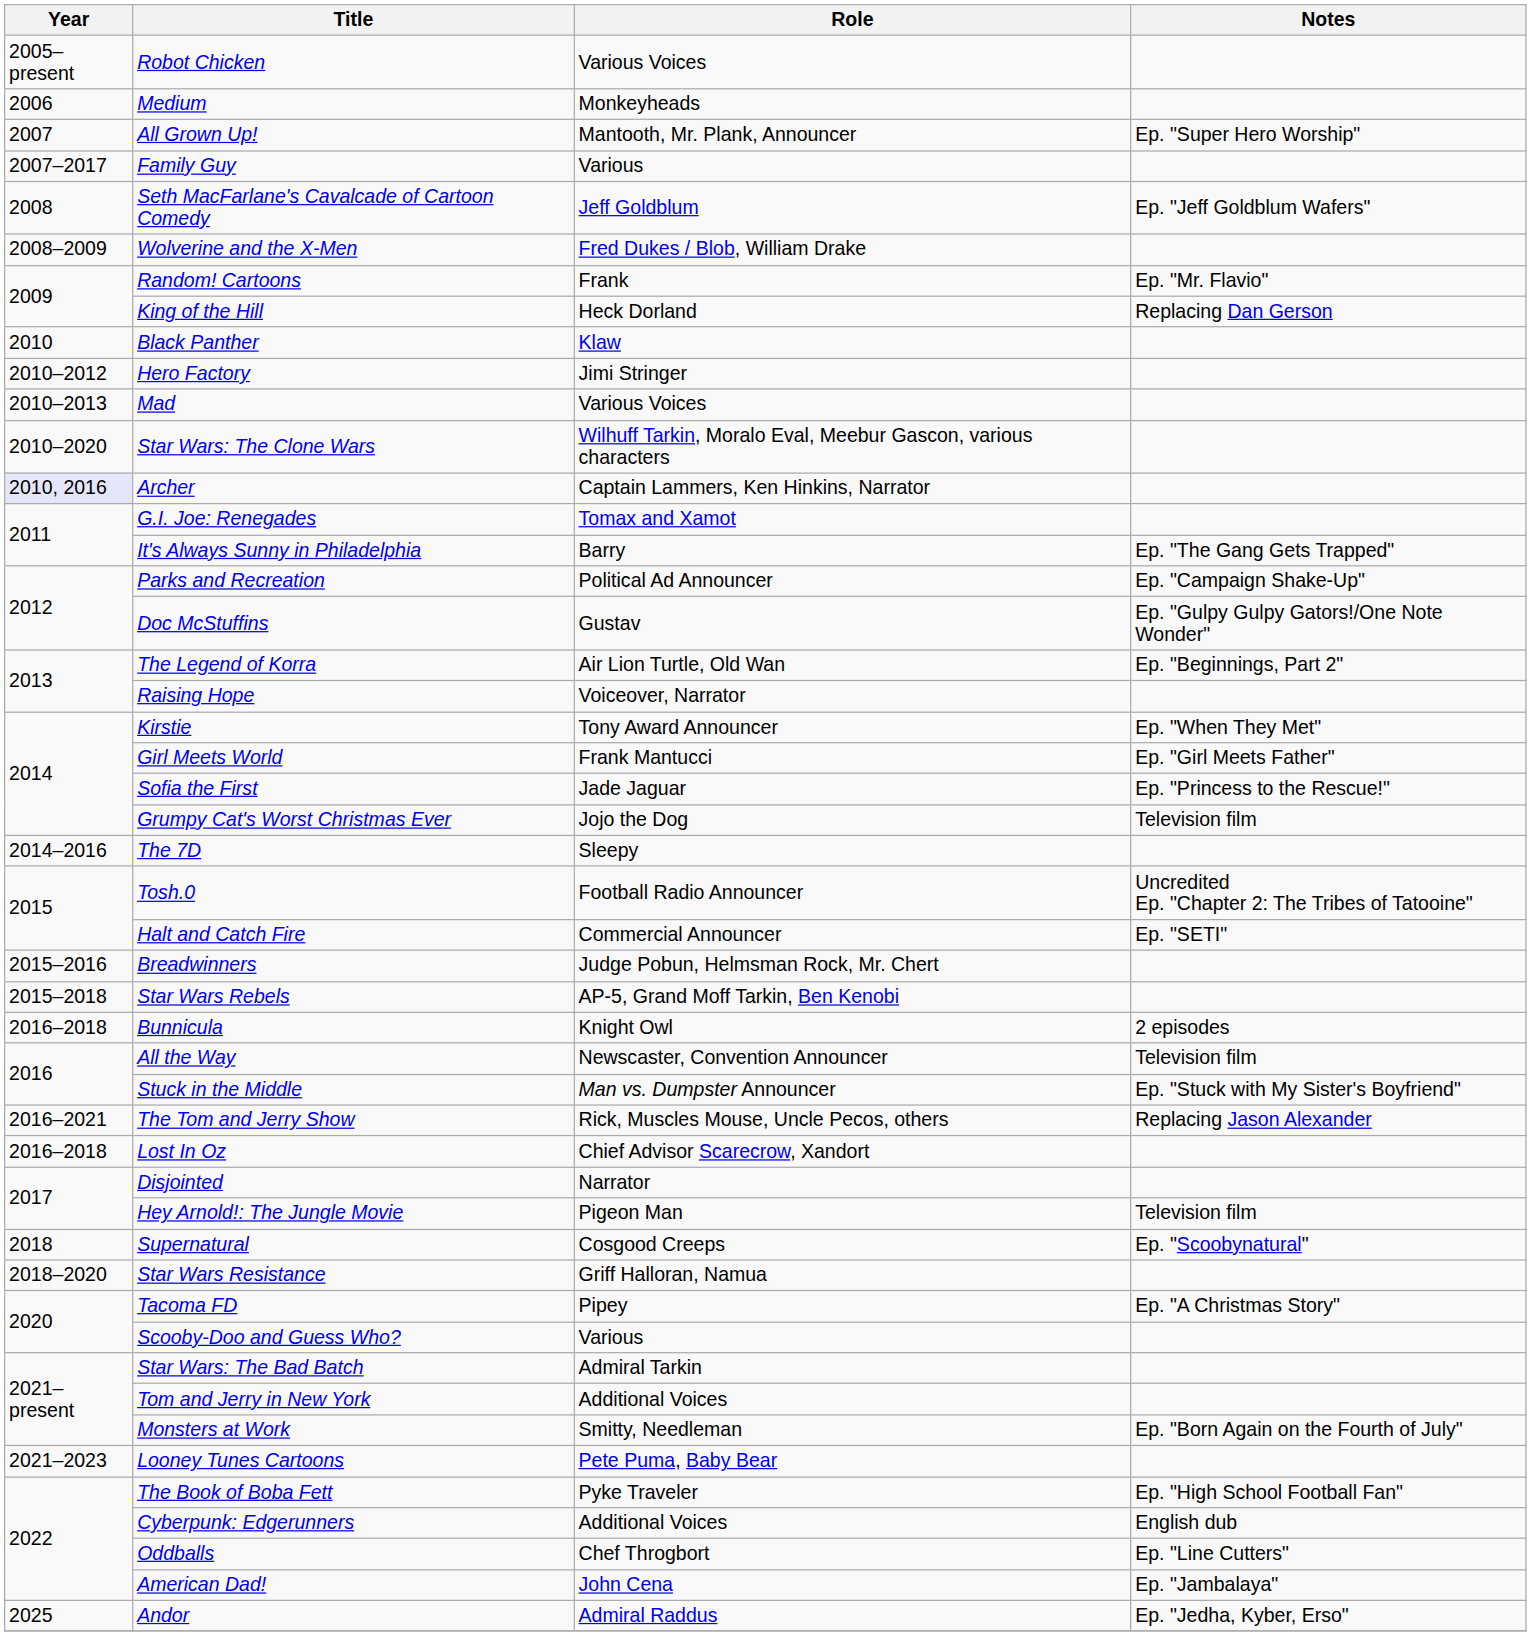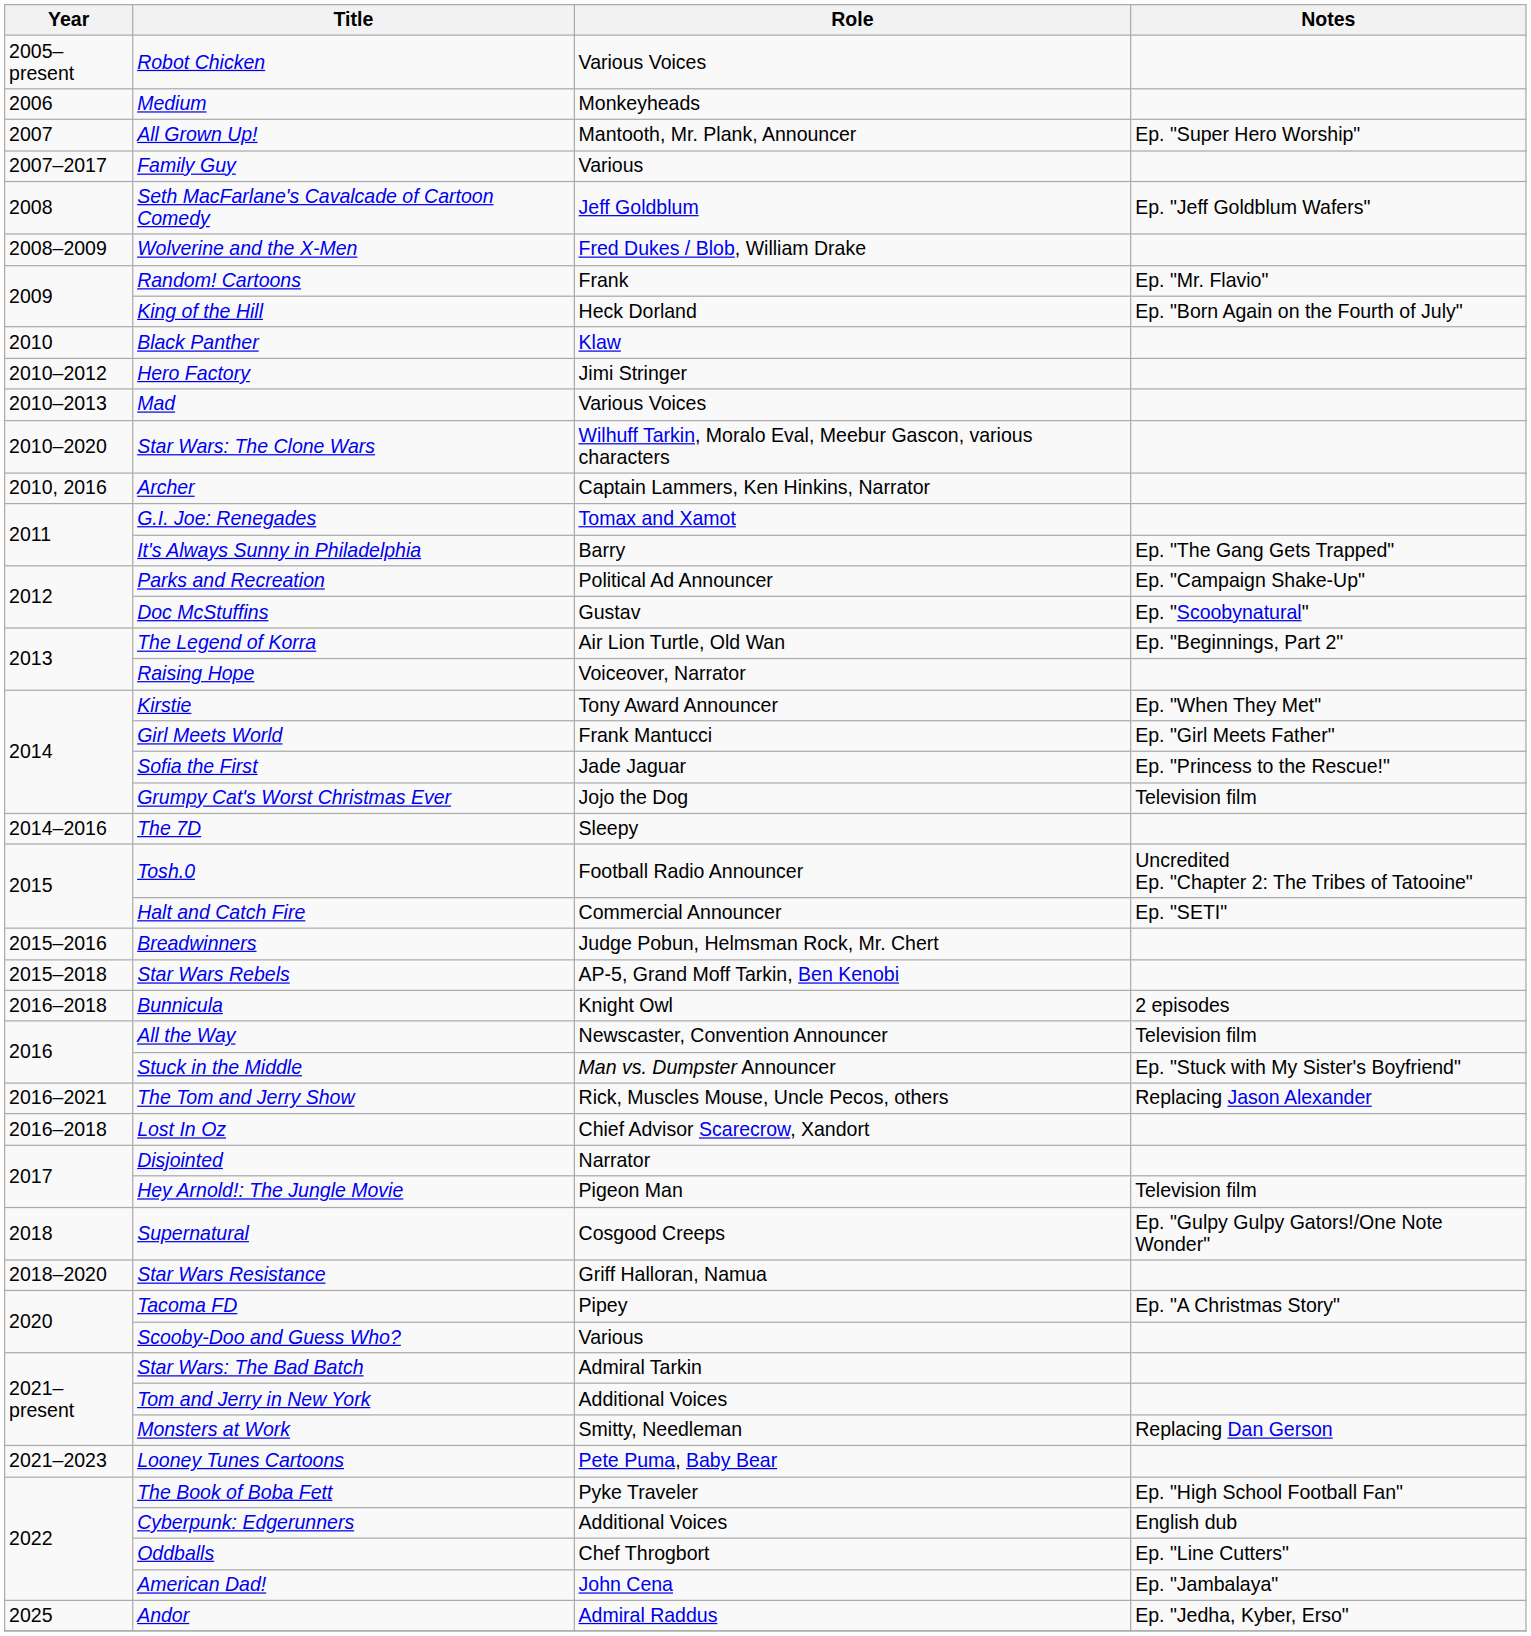(1234, 311) Replacing Dan Gerson -> (1299, 311) Ep. "Born Again on the Fourth of July"
(58, 488) lavender background -> (58, 488) no background
(1289, 623) Ep. "Gulpy Gulpy Gators!/One Note Wonder" -> (1222, 612) Ep. "Scoobynatural"
(1222, 1244) Ep. "Scoobynatural" -> (1289, 1233) Ep. "Gulpy Gulpy Gators!/One Note Wonder"
(1299, 1429) Ep. "Born Again on the Fourth of July" -> (1234, 1429) Replacing Dan Gerson
